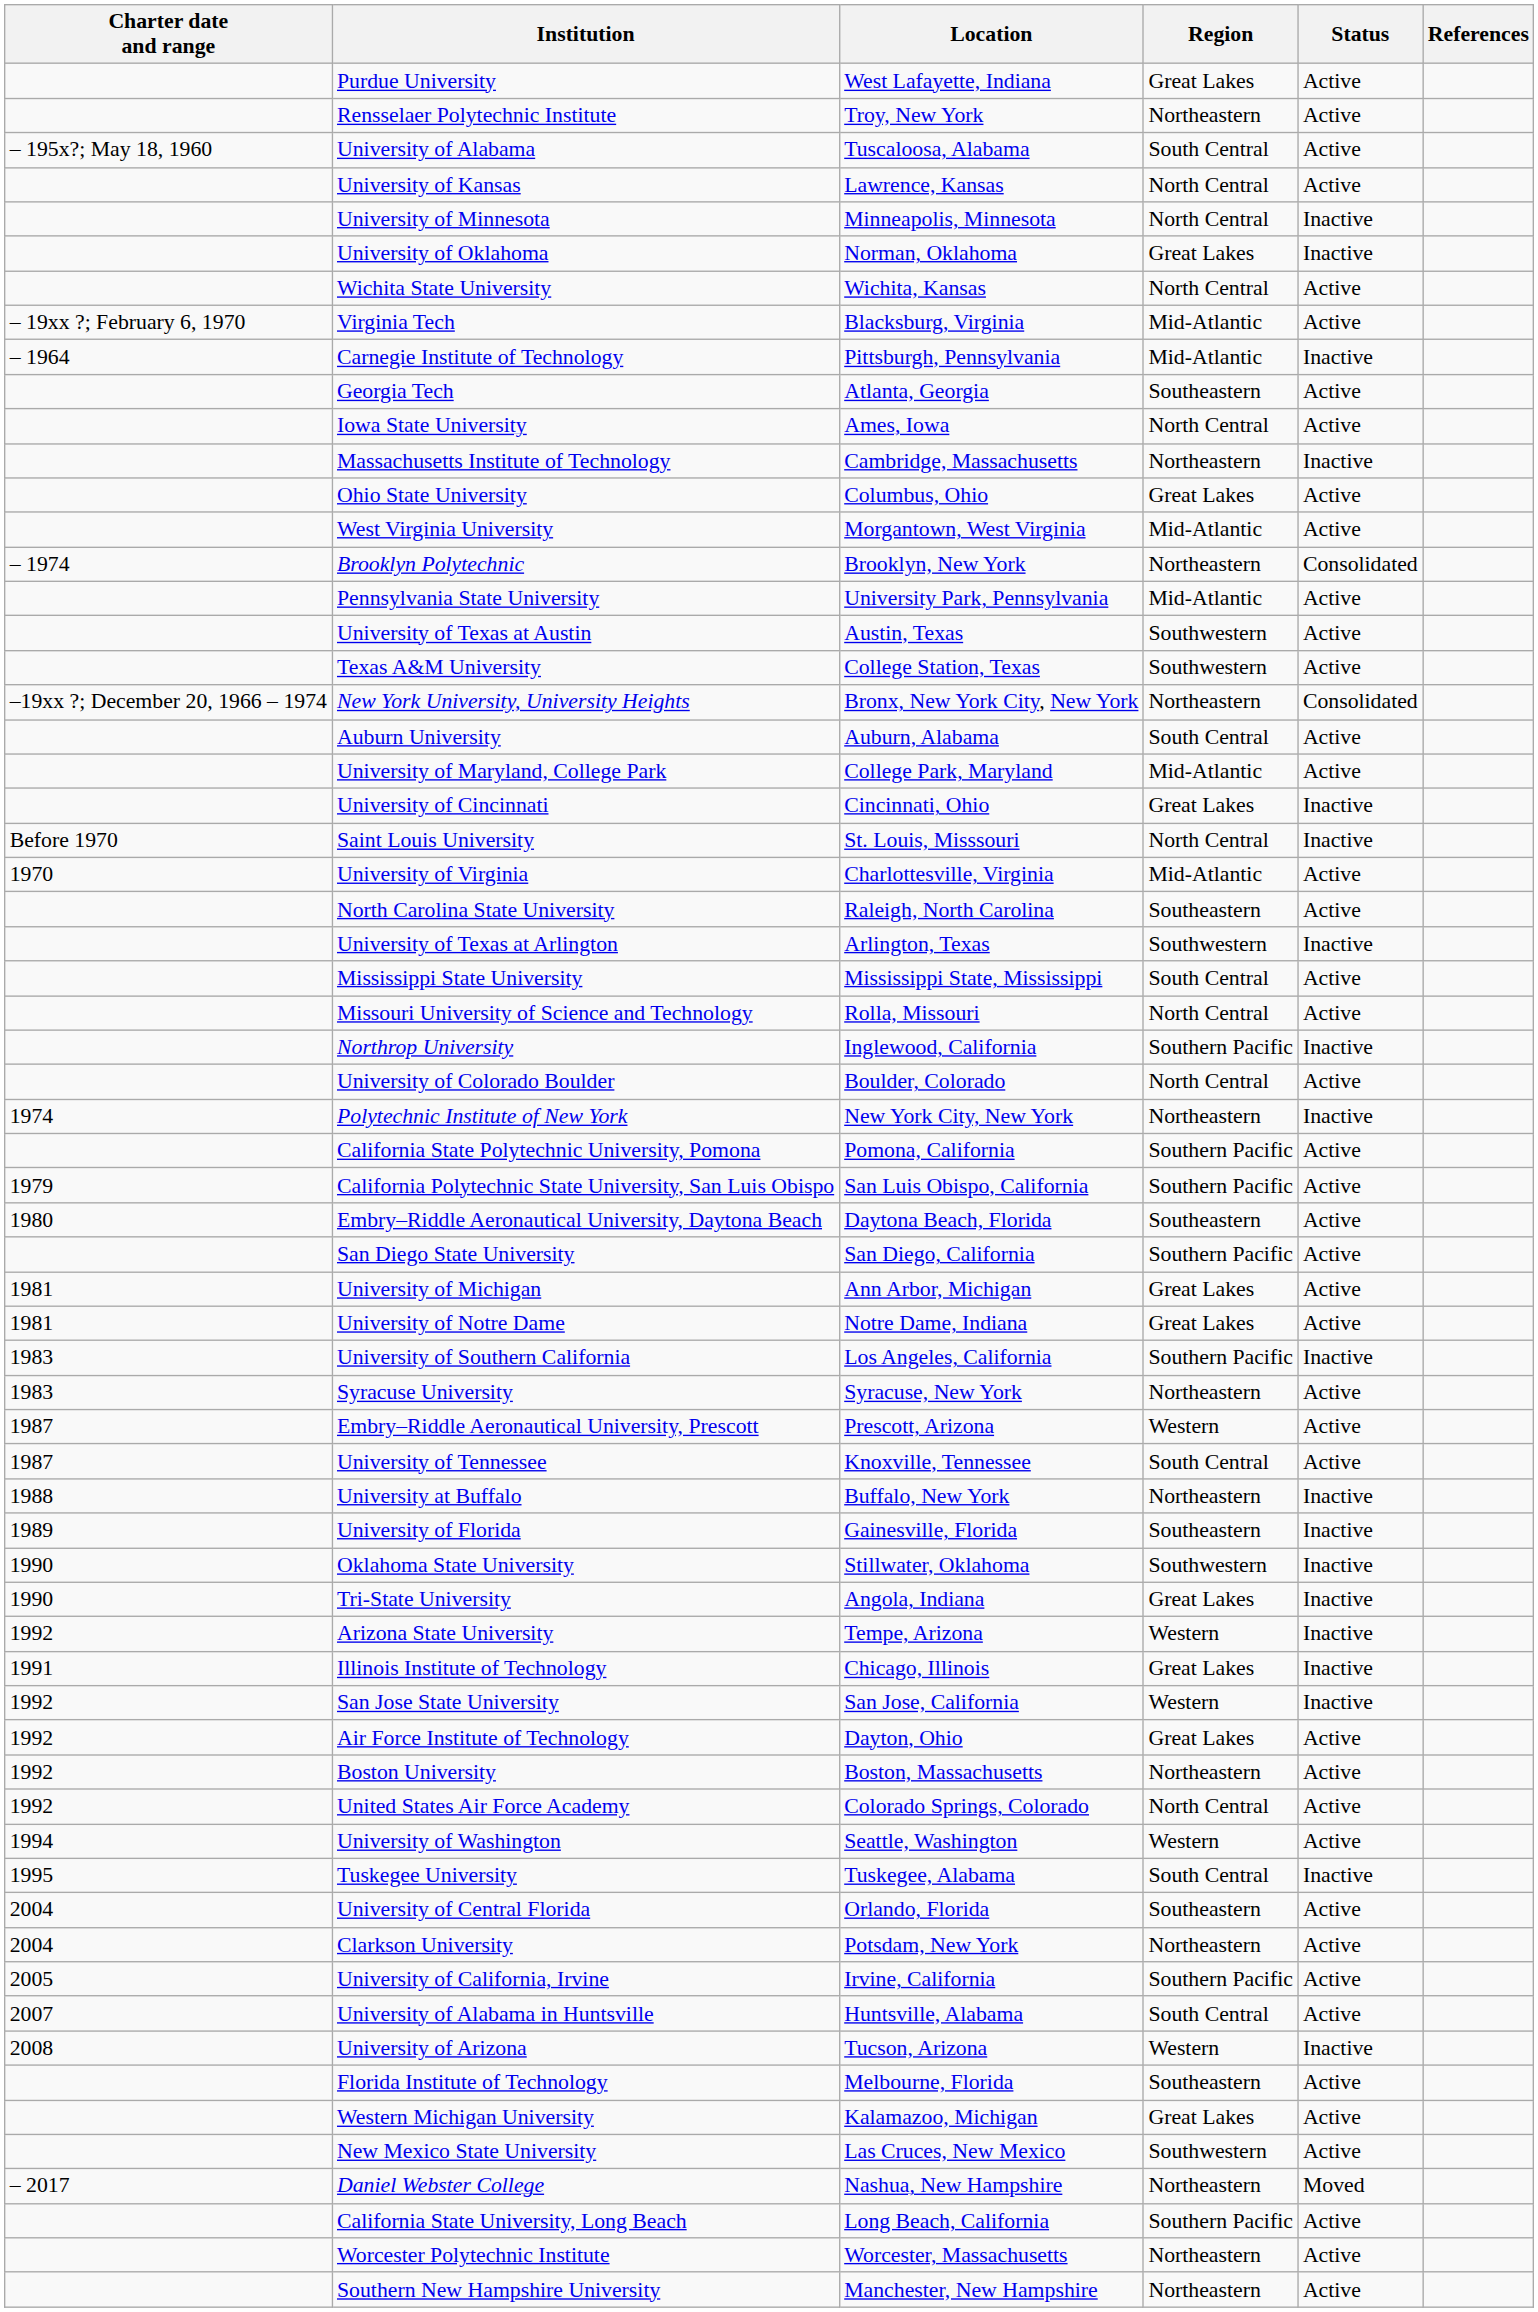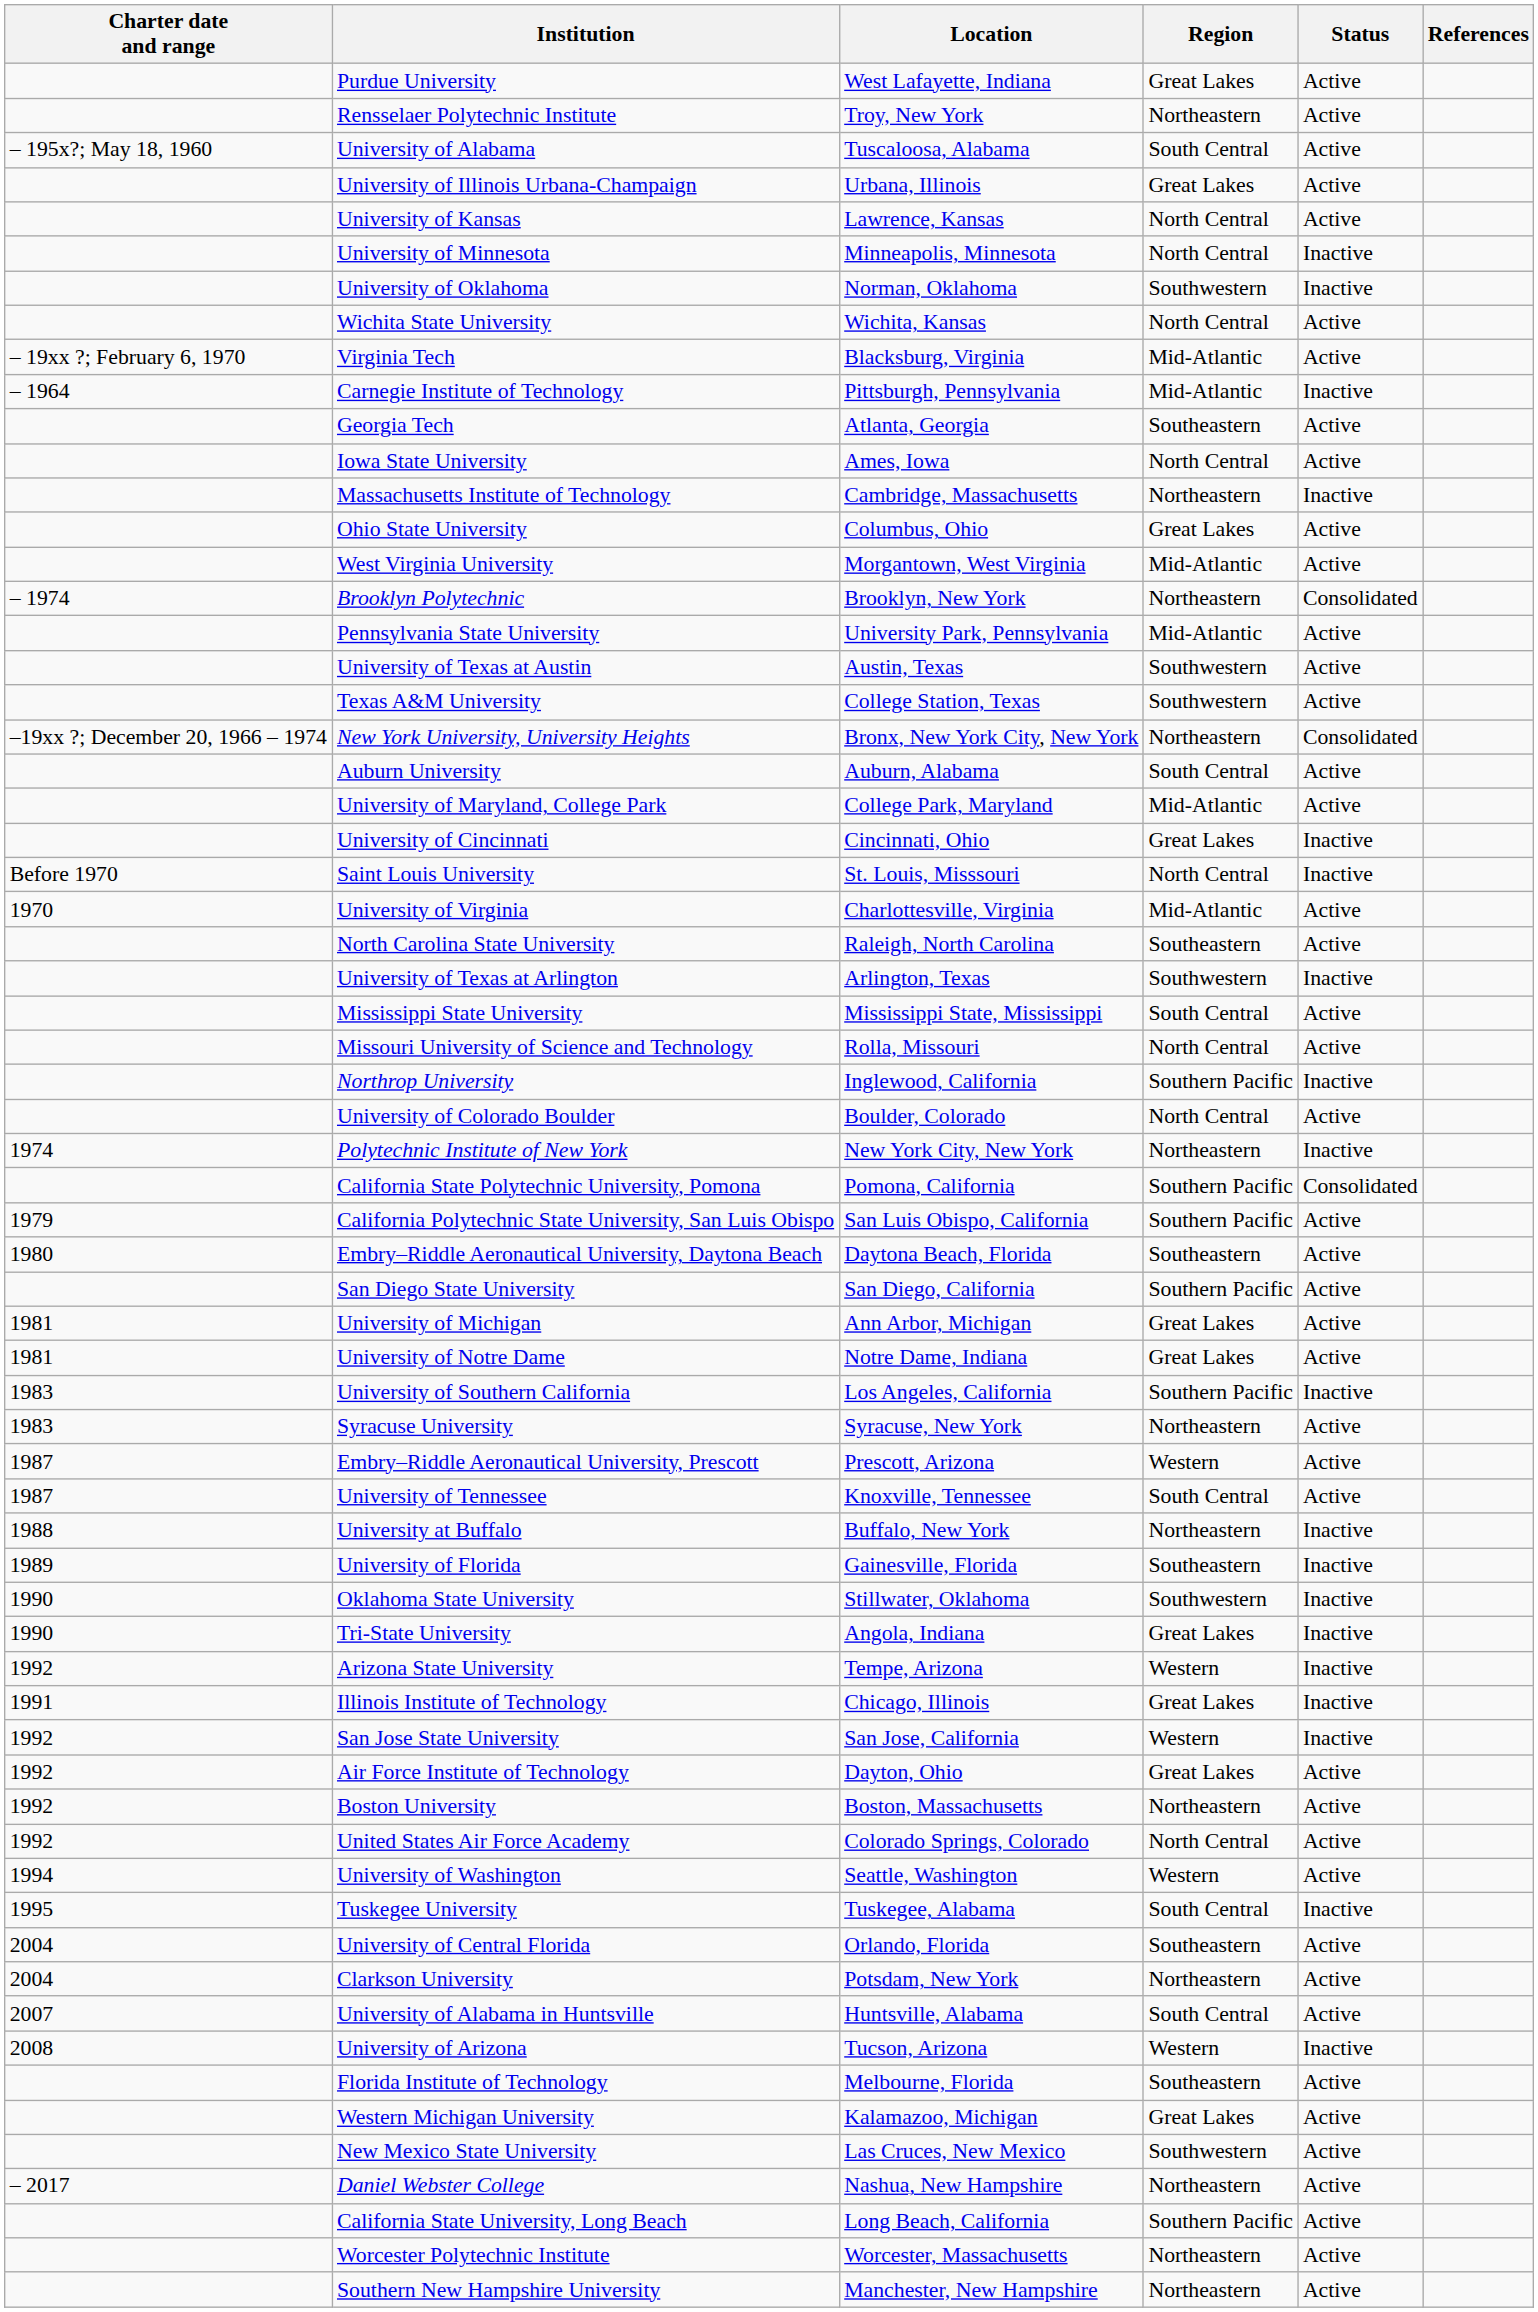+ row: (517, 184)
(1201, 253) Great Lakes -> (1208, 287) Southwestern
(1332, 1150) Active -> (1360, 1185) Consolidated
- row: (473, 1978)
(1334, 2185) Moved -> (1332, 2185) Active
